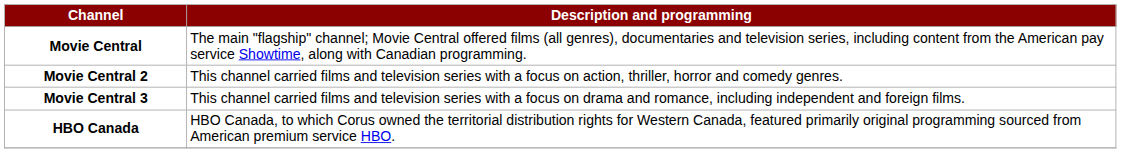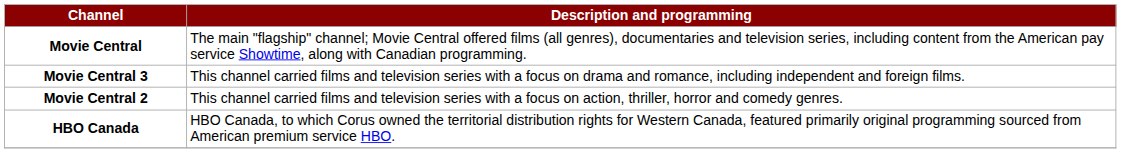rows swapped: (96, 76) <-> (96, 98)
